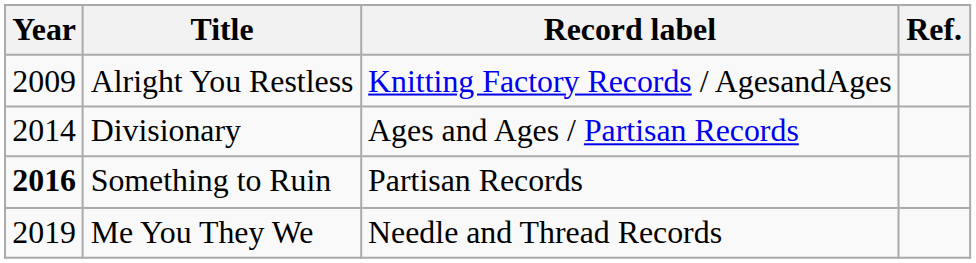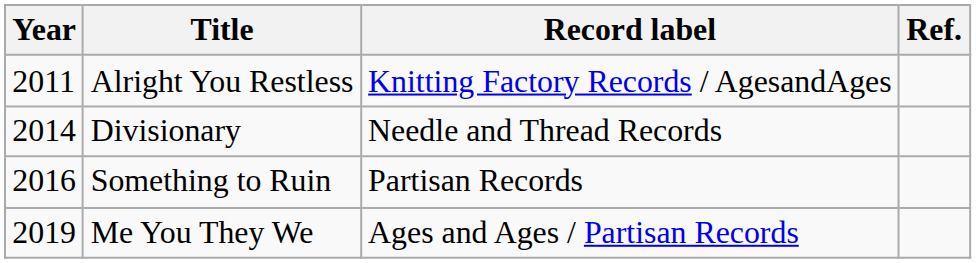(44, 80) 2009 -> (44, 80) 2011
(583, 130) Ages and Ages / Partisan Records -> (545, 130) Needle and Thread Records
(44, 181) bold -> (44, 181) normal
(545, 231) Needle and Thread Records -> (583, 231) Ages and Ages / Partisan Records
